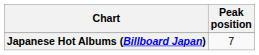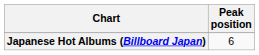(231, 41) 7 -> (231, 41) 6
